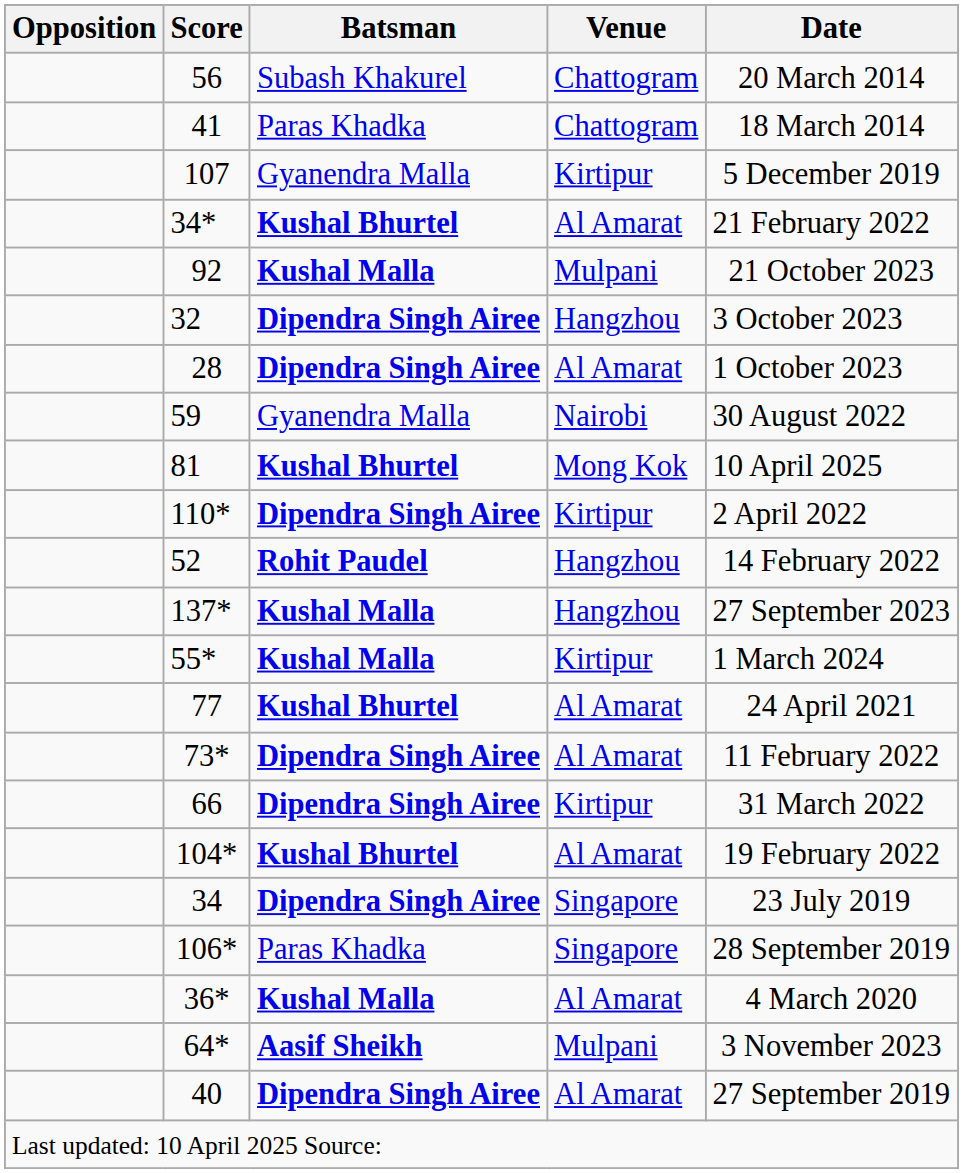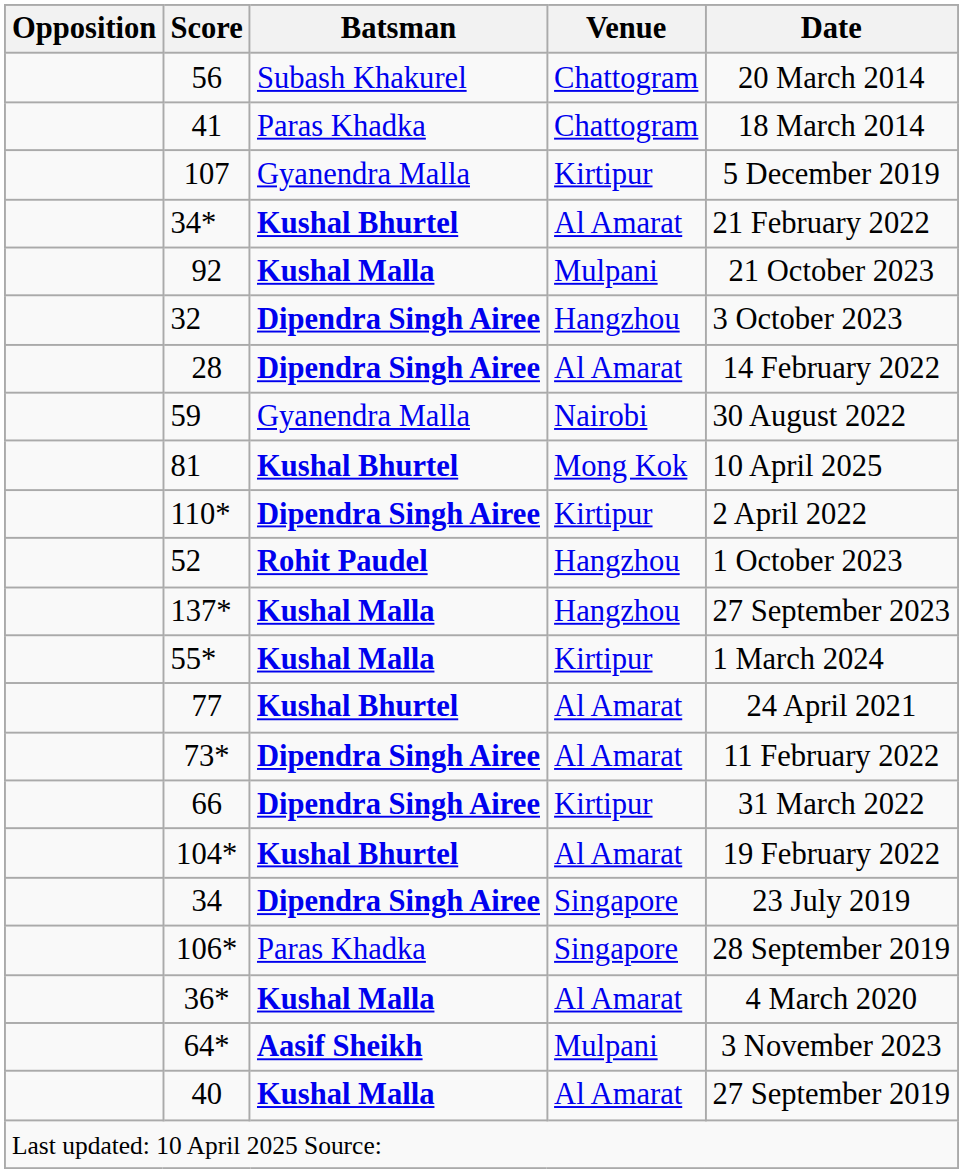(808, 367) 1 October 2023 -> (831, 367) 14 February 2022
(831, 561) 14 February 2022 -> (808, 561) 1 October 2023
(398, 1094) Dipendra Singh Airee -> (346, 1094) Kushal Malla
